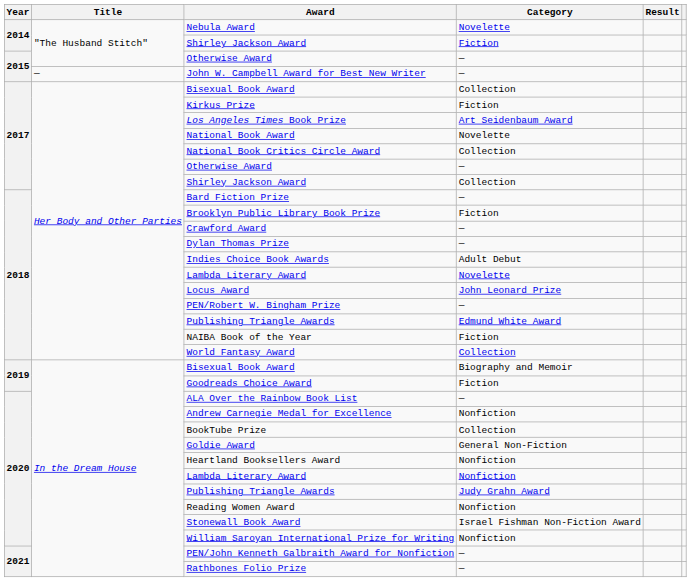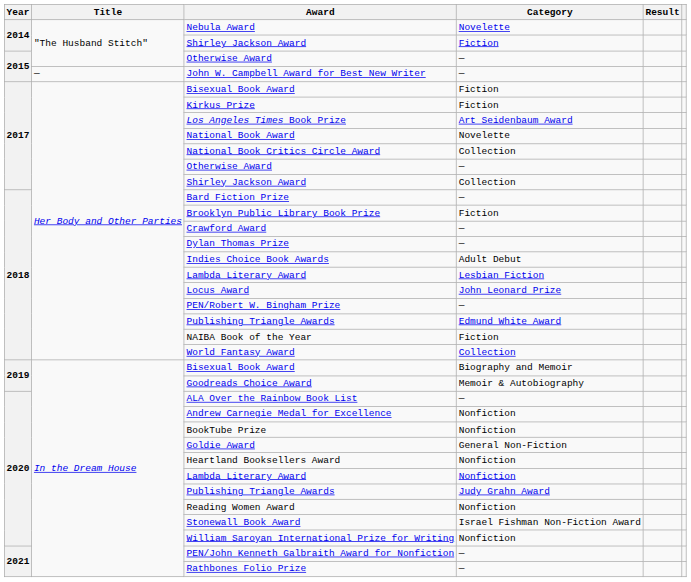(487, 89) Collection -> (479, 89) Fiction
(484, 275) Novelette -> (501, 275) Lesbian Fiction
(479, 383) Fiction -> (521, 383) Memoir & Autobiography
(487, 430) Collection -> (487, 430) Nonfiction
